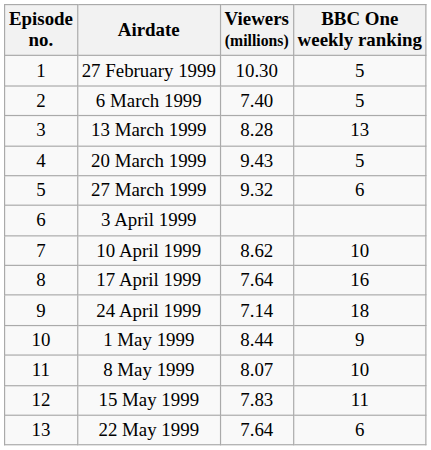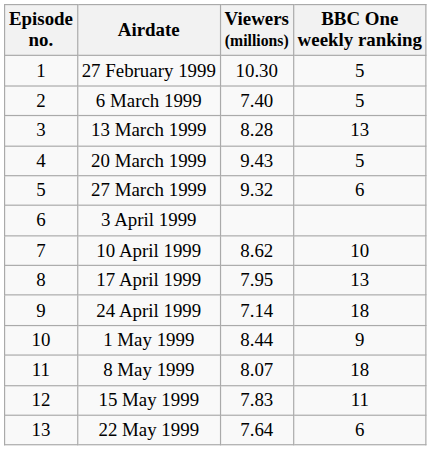(257, 280) 7.64 -> (257, 280) 7.95
(360, 280) 16 -> (360, 280) 13
(360, 370) 10 -> (360, 370) 18
